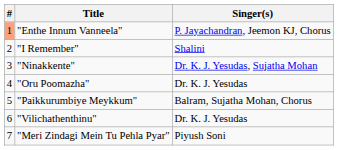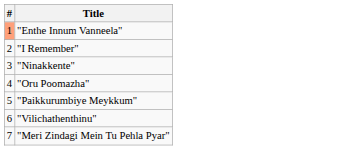- column: (253, 13)
